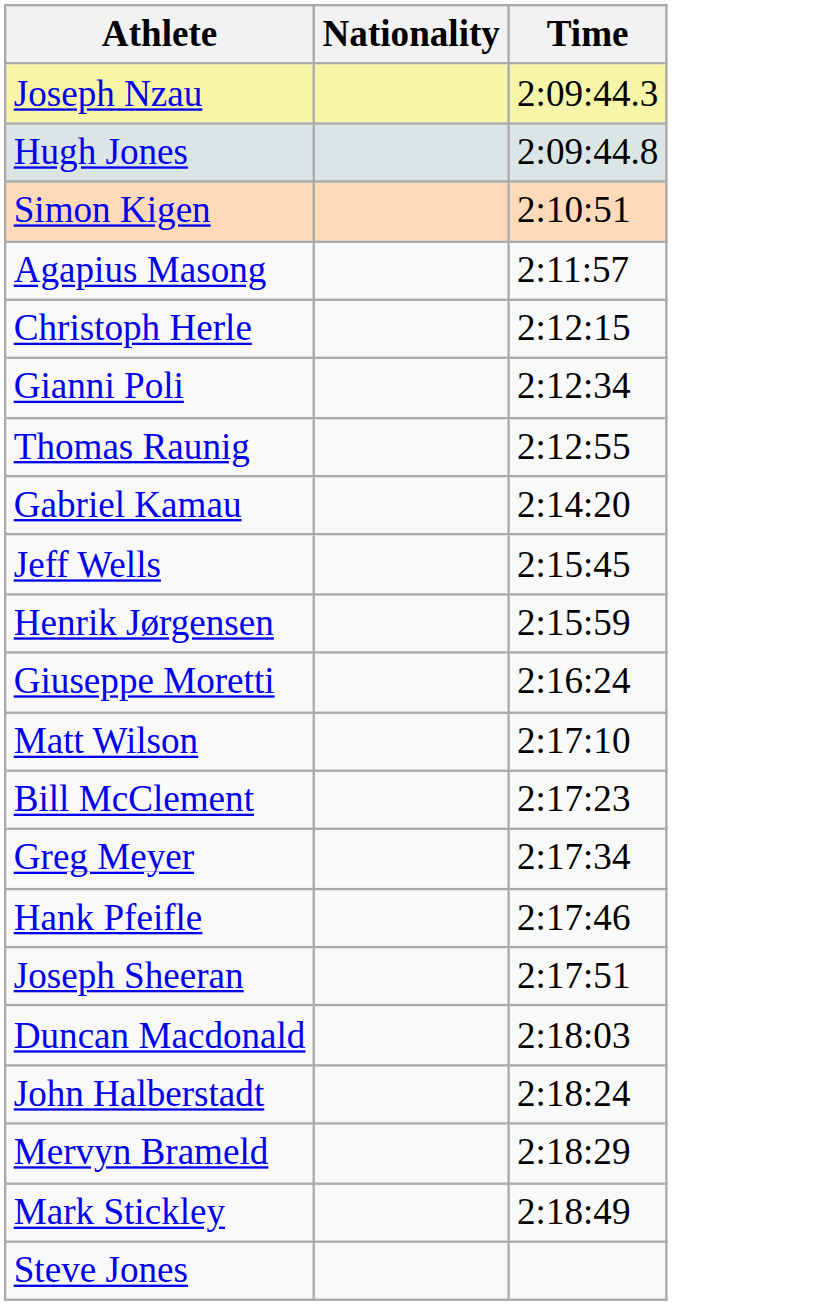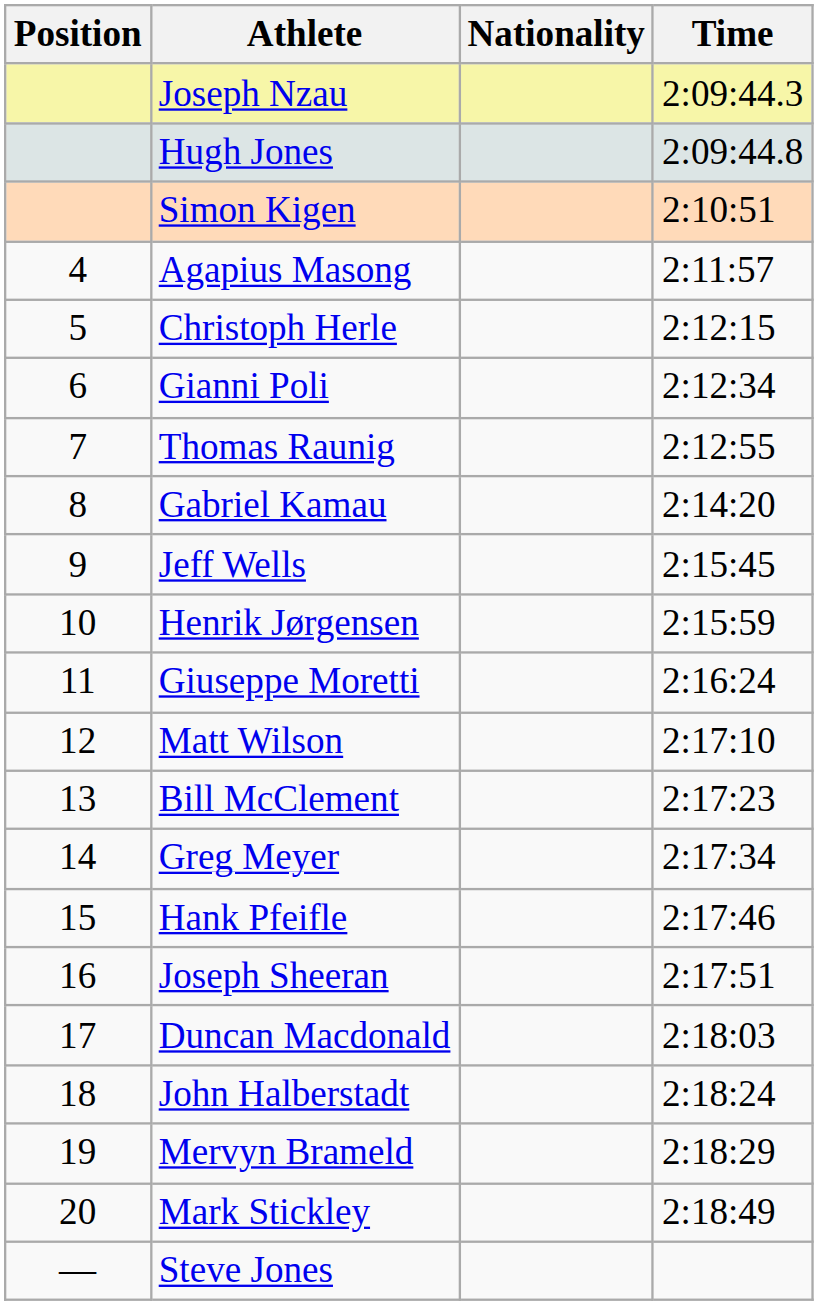+ column: (78, 33)
